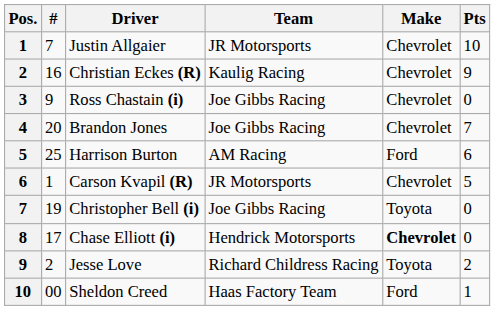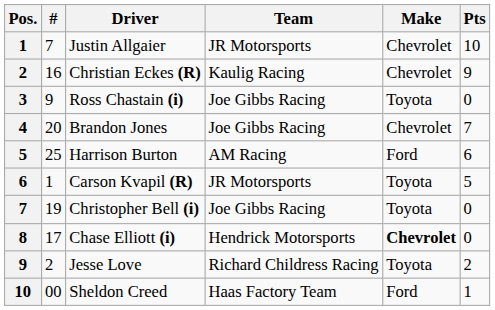(419, 100) Chevrolet -> (409, 100) Toyota
(419, 182) Chevrolet -> (409, 182) Toyota
